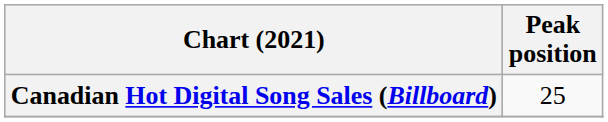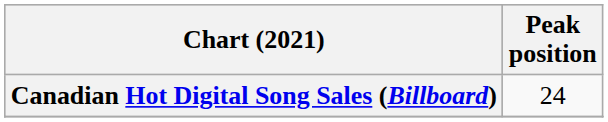(553, 95) 25 -> (553, 95) 24
